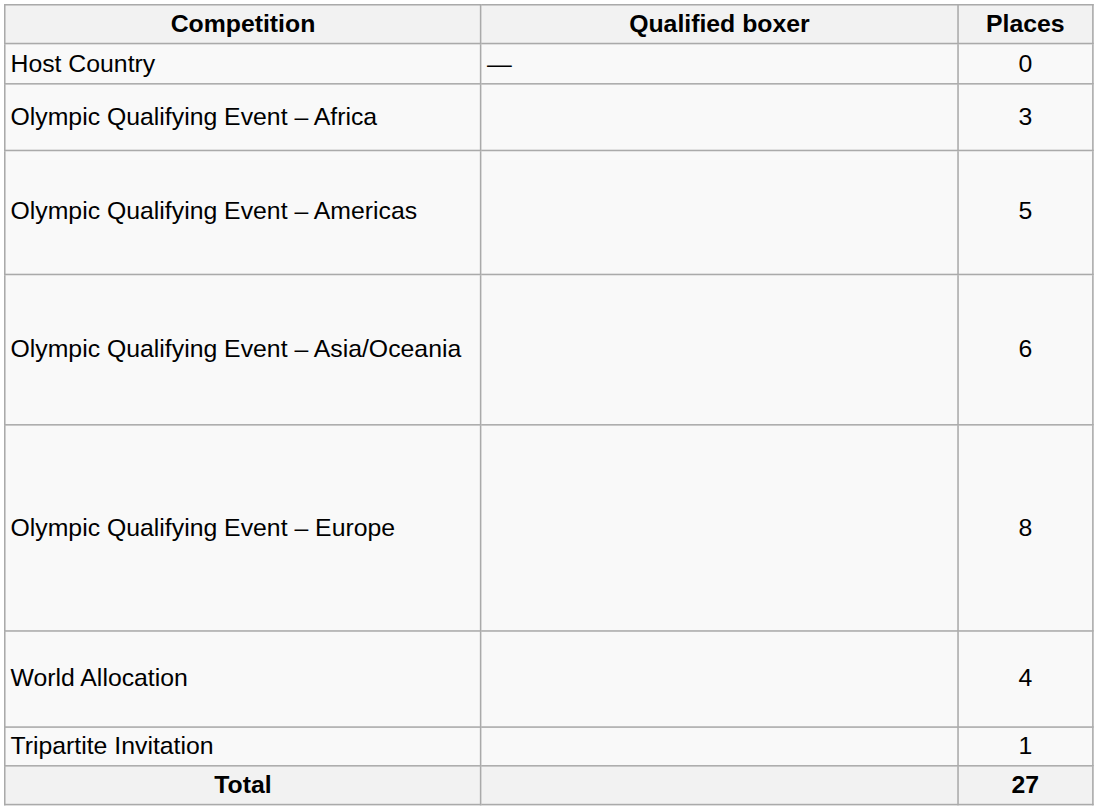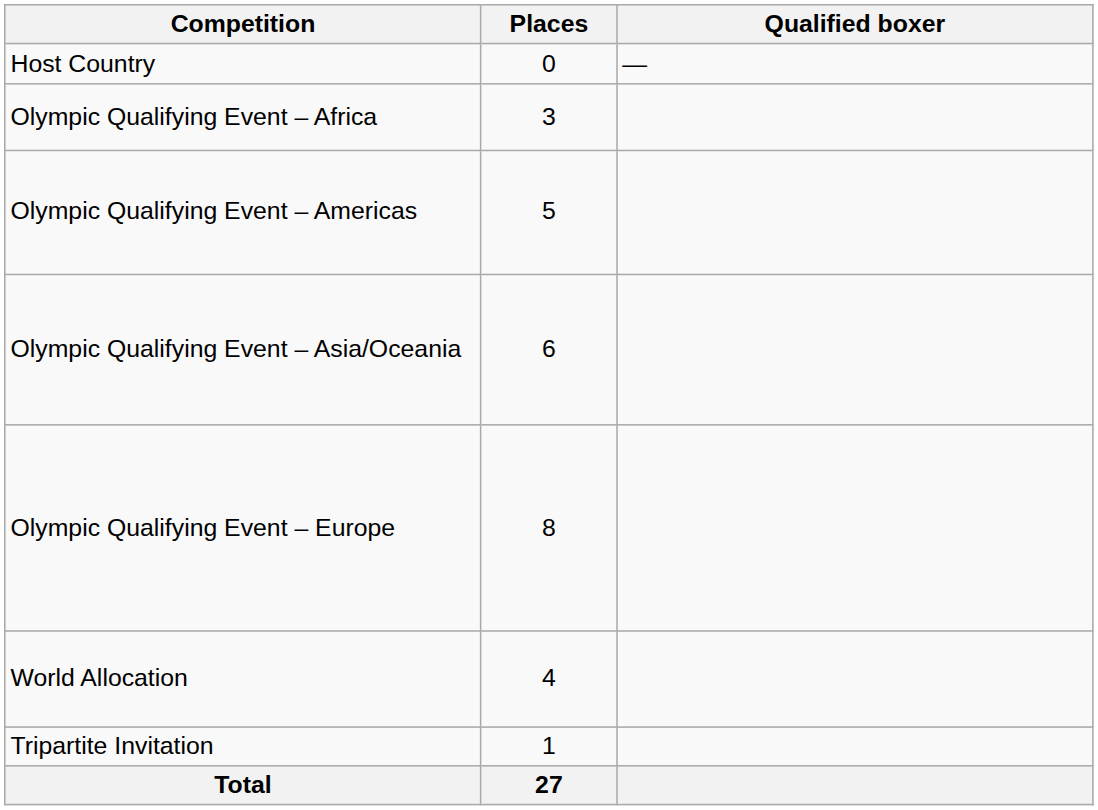columns swapped: (1025, 24) <-> (719, 24)
